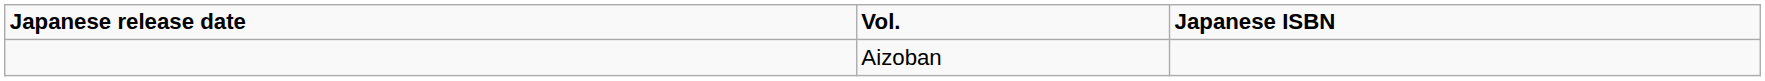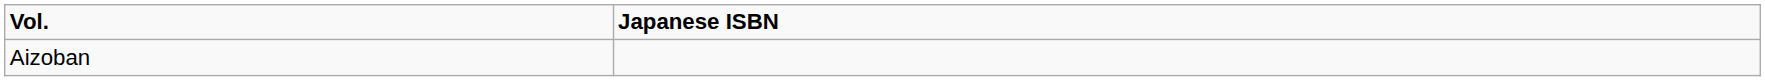- column: (128, 22)
